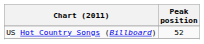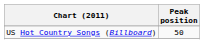(179, 32) 52 -> (179, 32) 50
